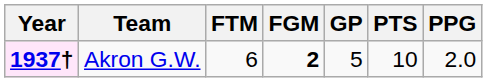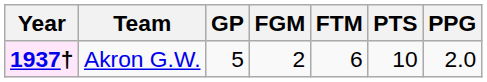columns swapped: (346, 23) <-> (235, 23)
(313, 59) bold -> (299, 59) normal
